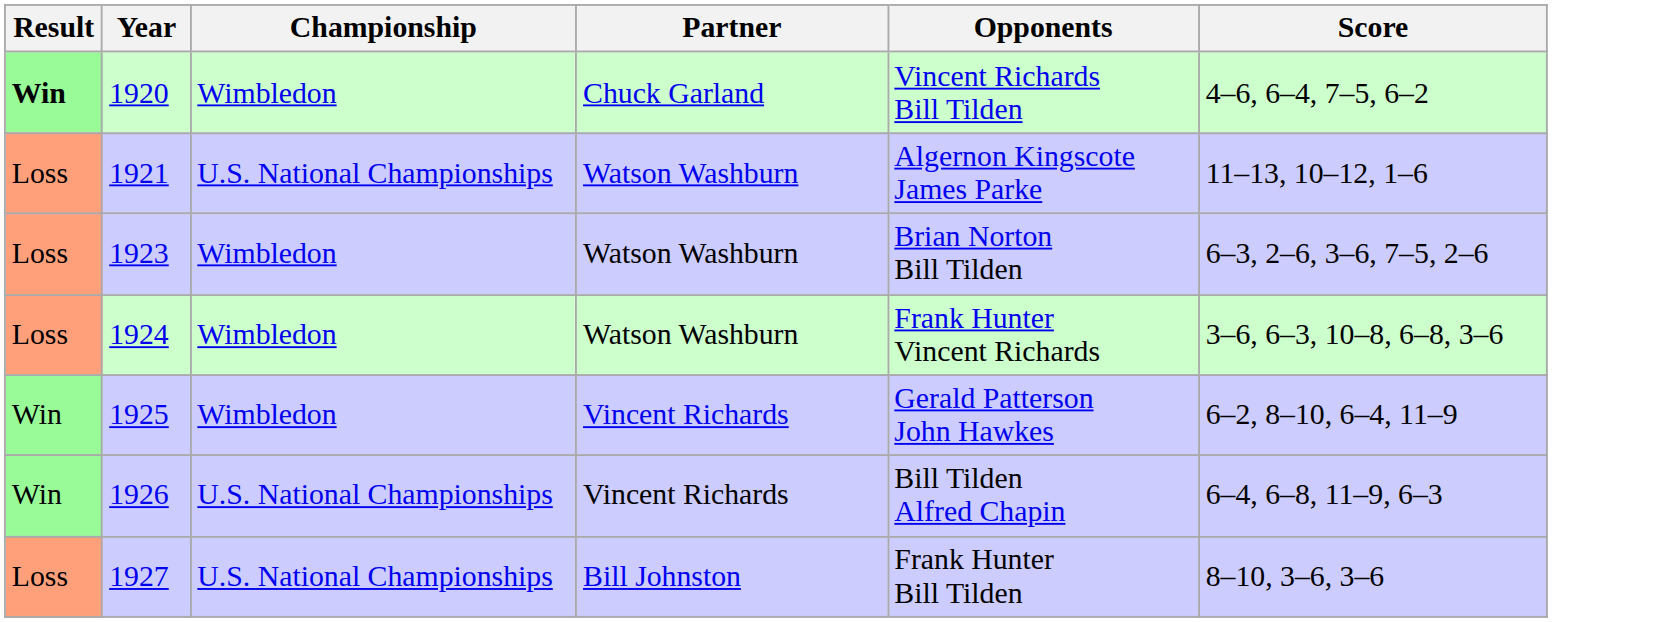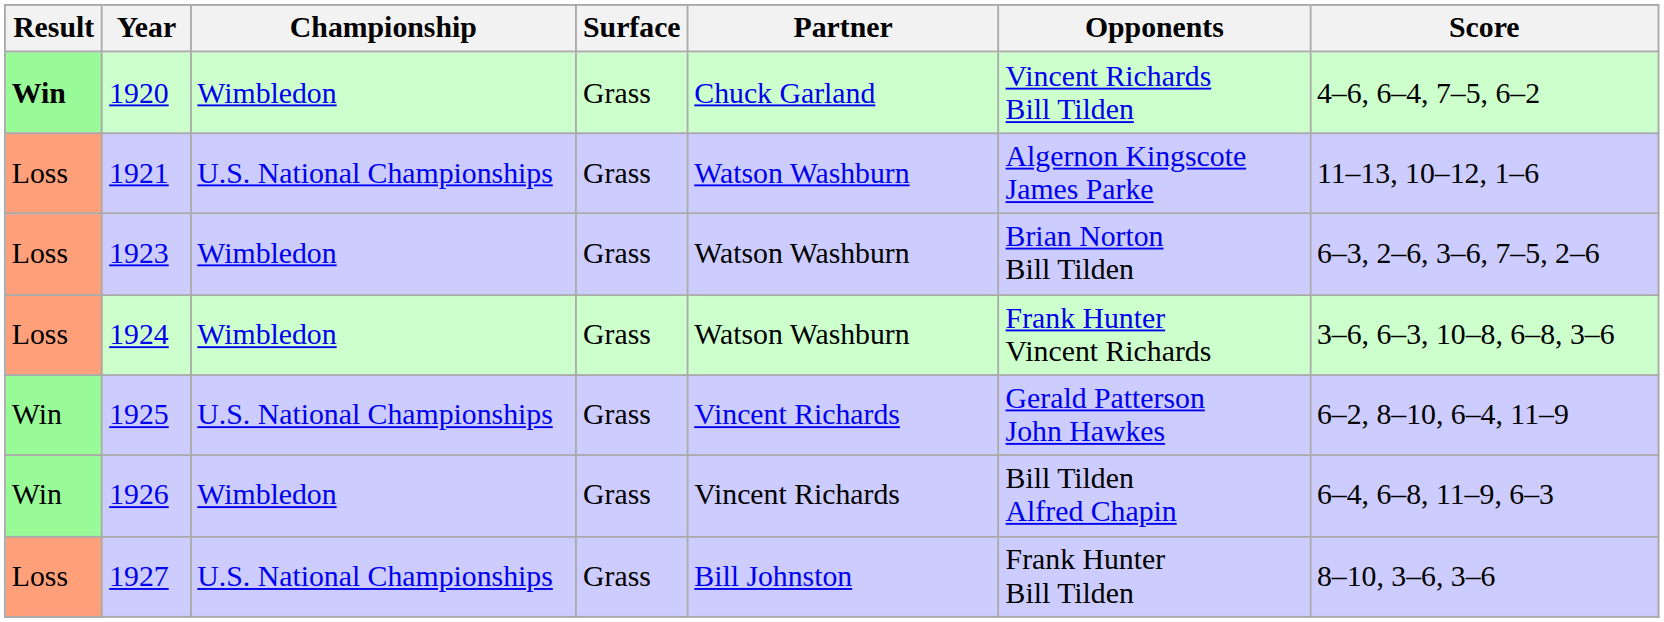+ column: (632, 28)
(267, 414) Wimbledon -> (375, 414) U.S. National Championships
(375, 495) U.S. National Championships -> (267, 495) Wimbledon
